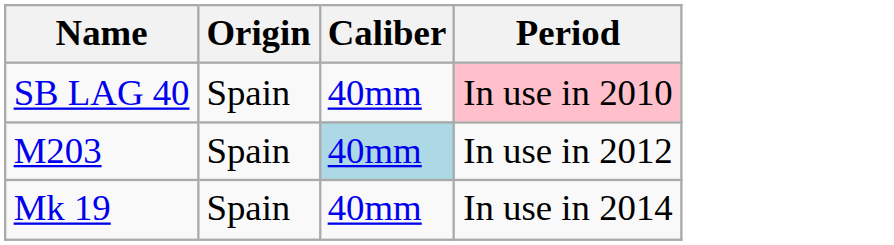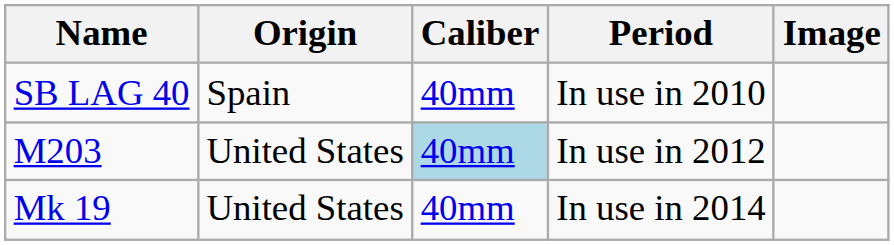+ column: (832, 33)
(568, 92) pink background -> (661, 92) no background
(248, 150) Spain -> (305, 150) United States
(248, 208) Spain -> (305, 208) United States
